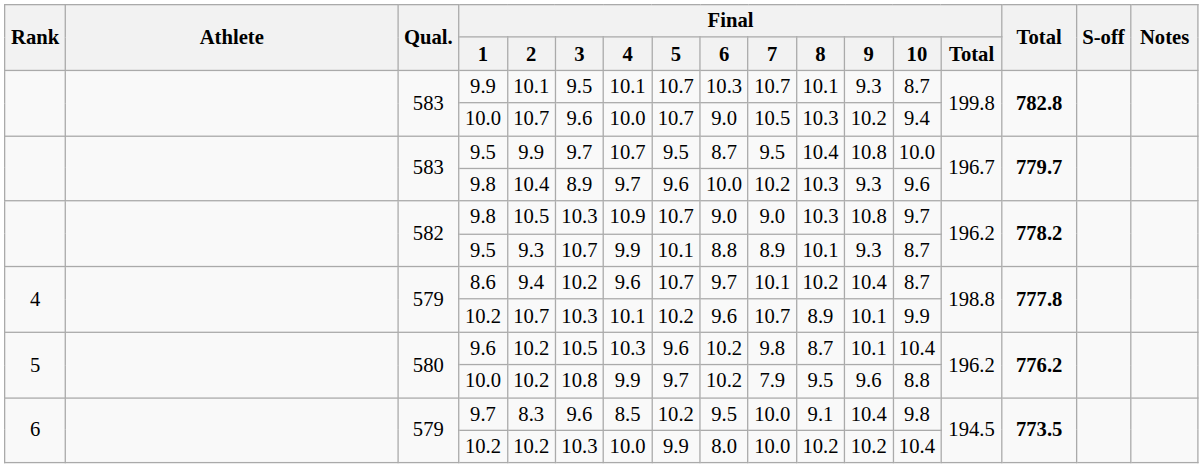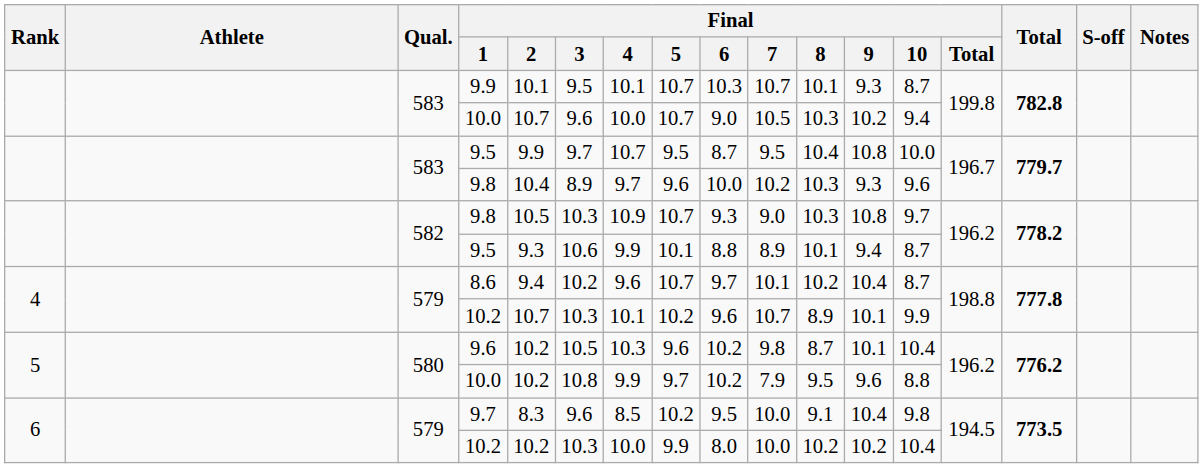(724, 217) 9.0 -> (724, 217) 9.3
(579, 250) 10.7 -> (579, 250) 10.6
(869, 250) 9.3 -> (869, 250) 9.4
